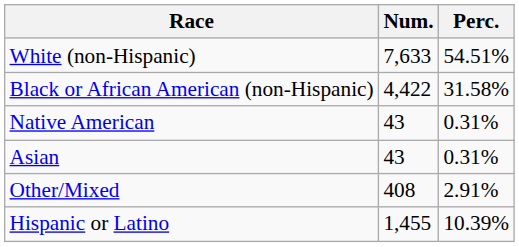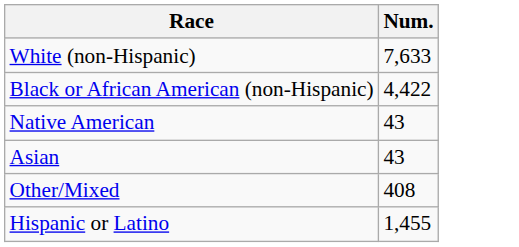- column: (476, 21)
